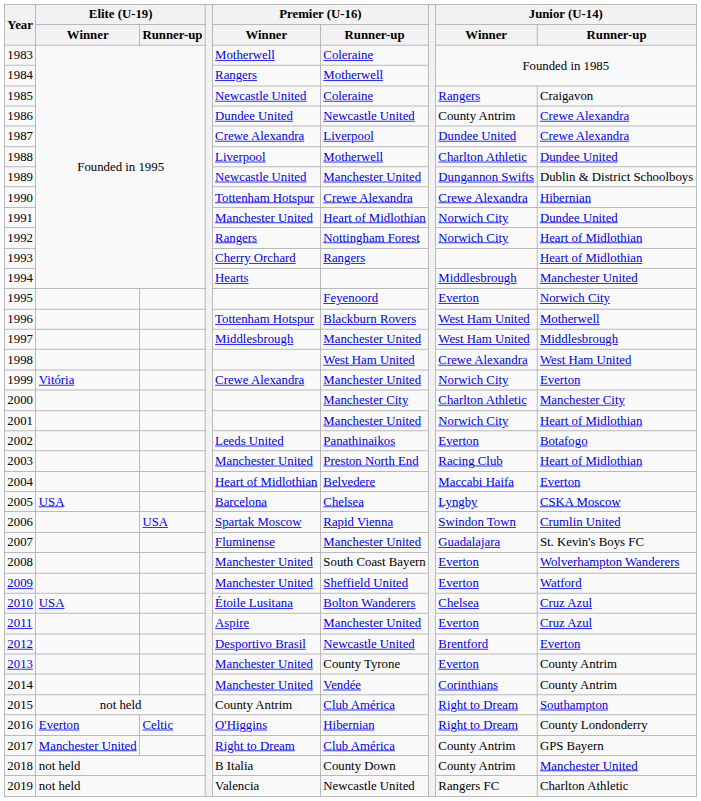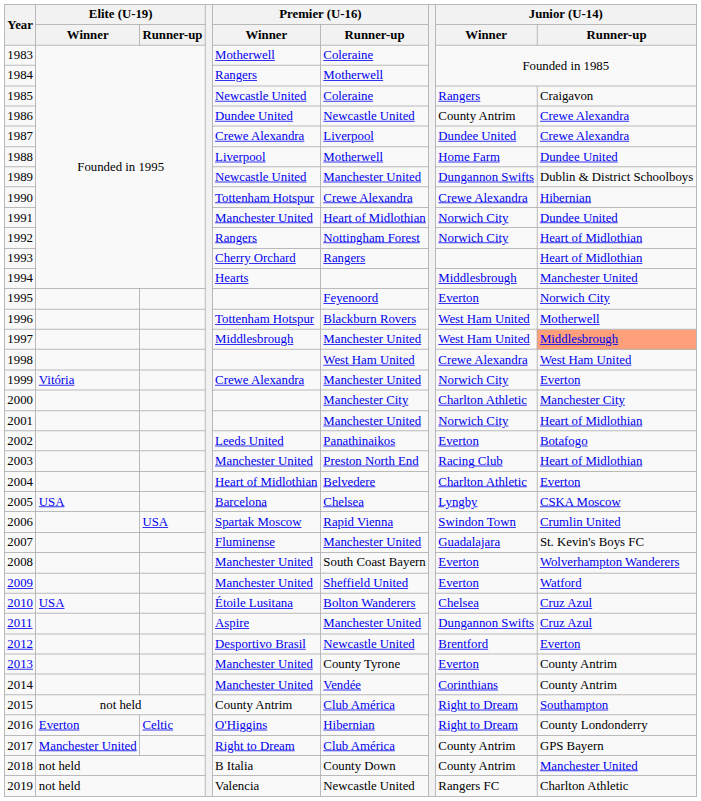(483, 156) Charlton Athletic -> (469, 156) Home Farm
(579, 339) no background -> (579, 339) lightsalmon background
(476, 481) Maccabi Haifa -> (483, 481) Charlton Athletic
(459, 623) Everton -> (486, 623) Dungannon Swifts
